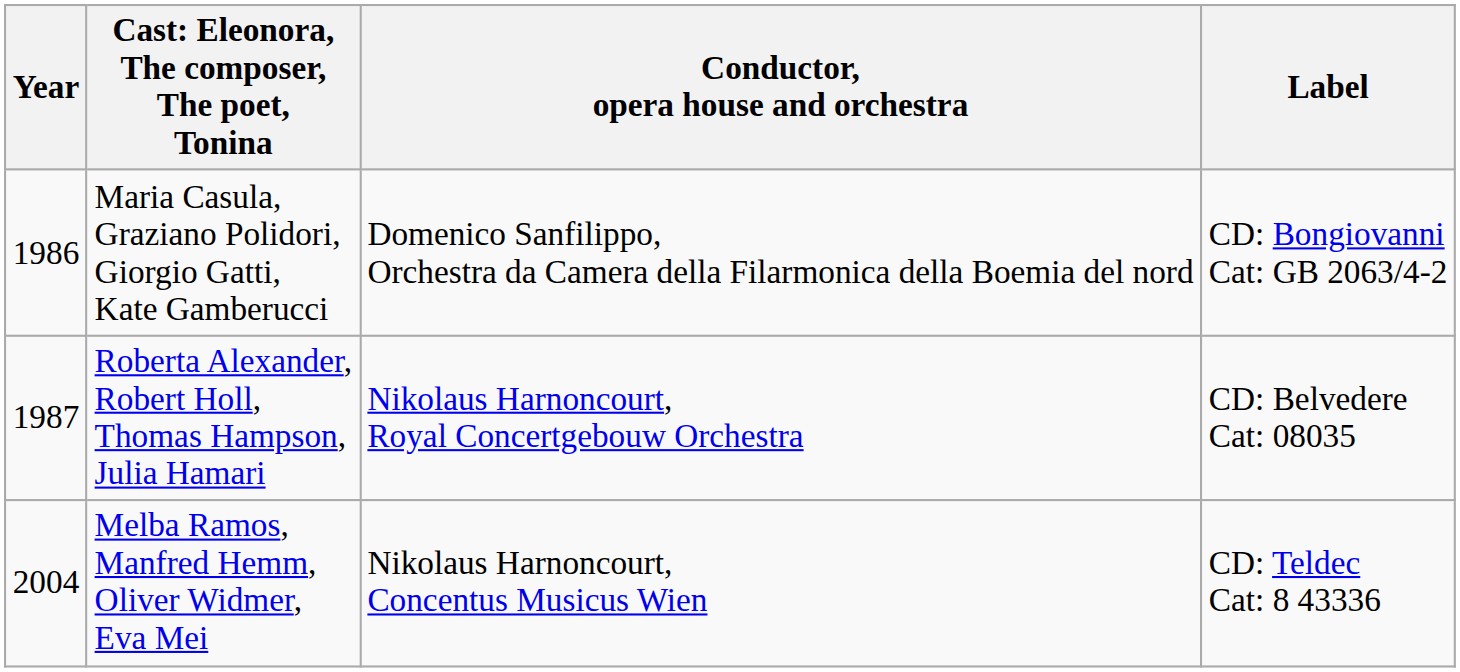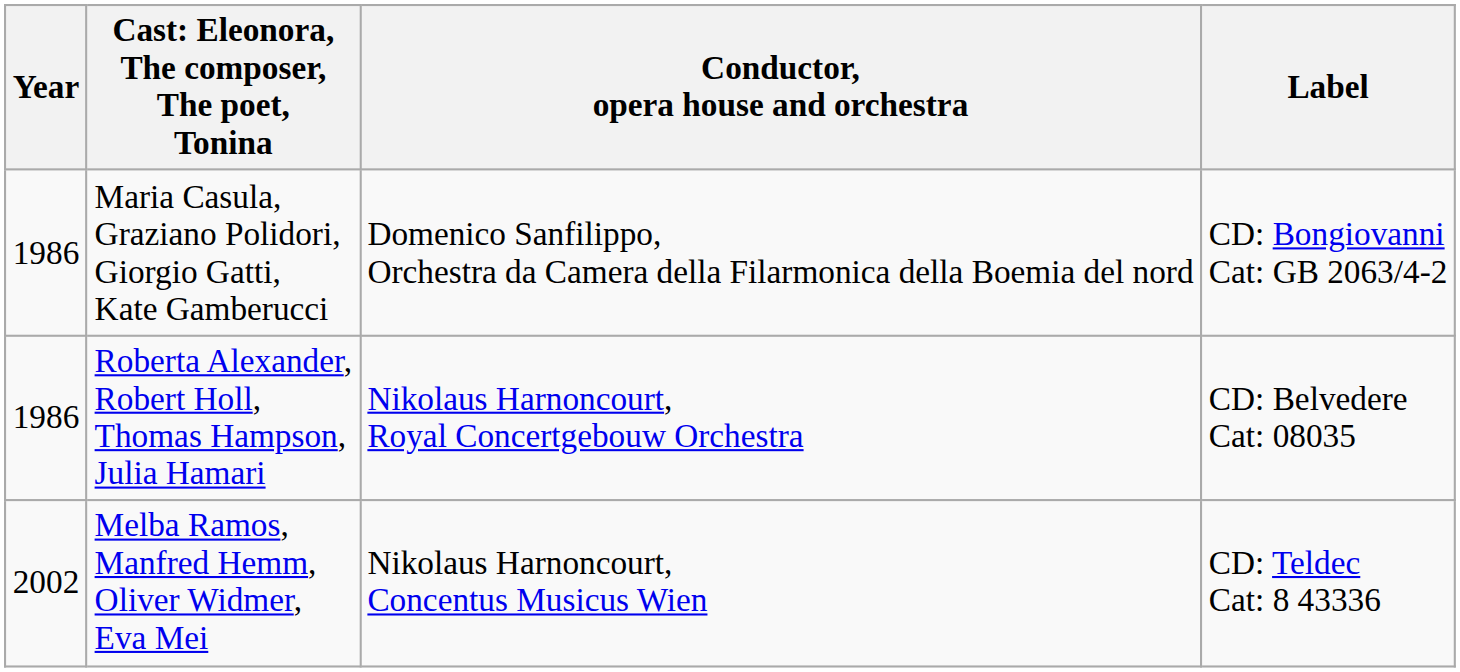(46, 417) 1987 -> (46, 417) 1986
(46, 582) 2004 -> (46, 582) 2002
